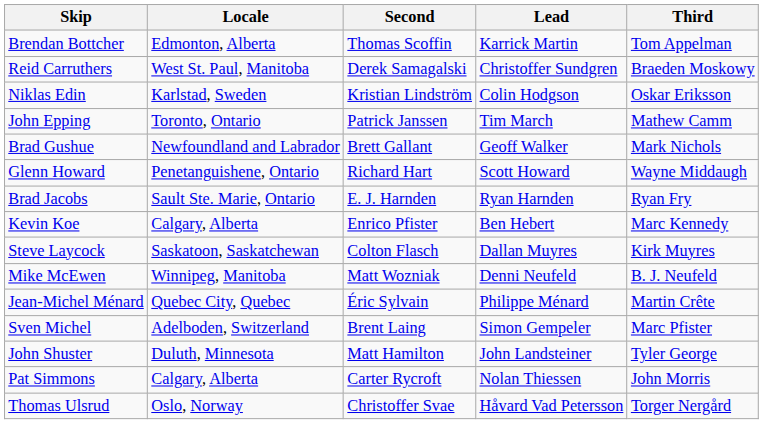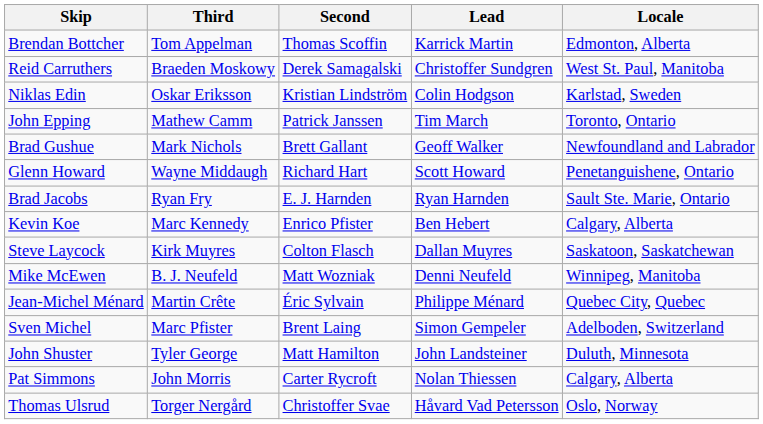columns swapped: (693, 17) <-> (246, 17)
